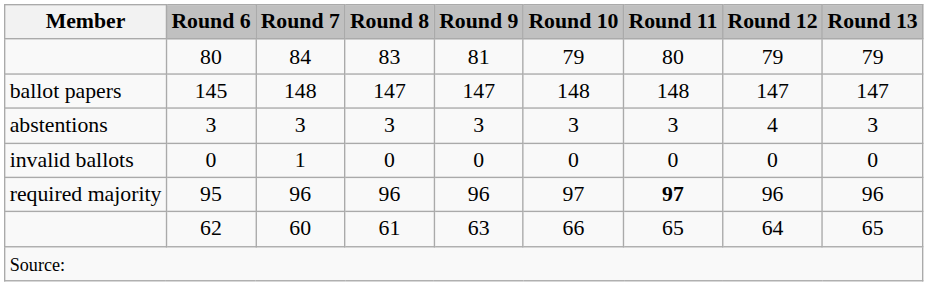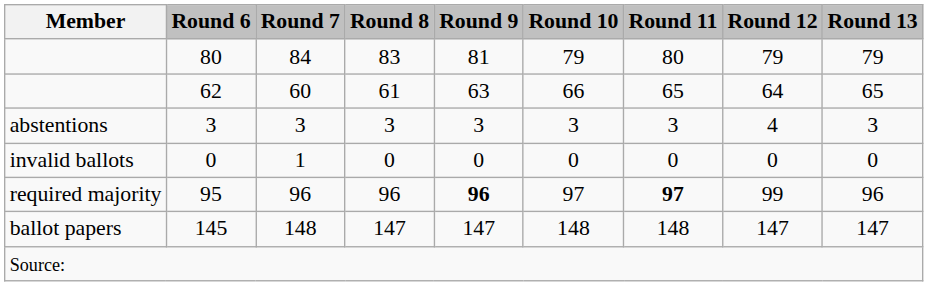rows swapped: (211, 228) <-> (211, 90)
(479, 194) normal -> (479, 194) bold
(773, 194) 96 -> (773, 194) 99
